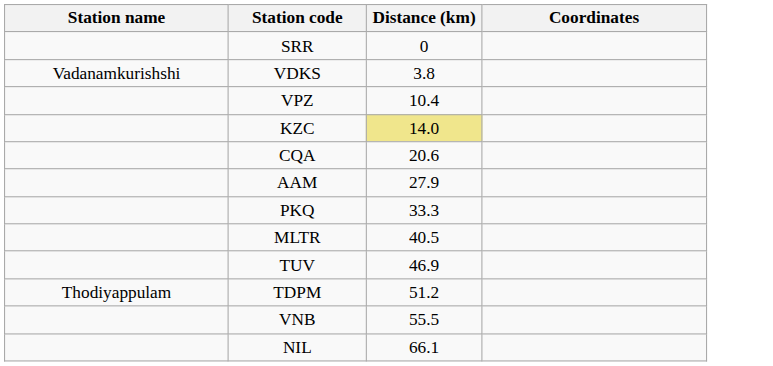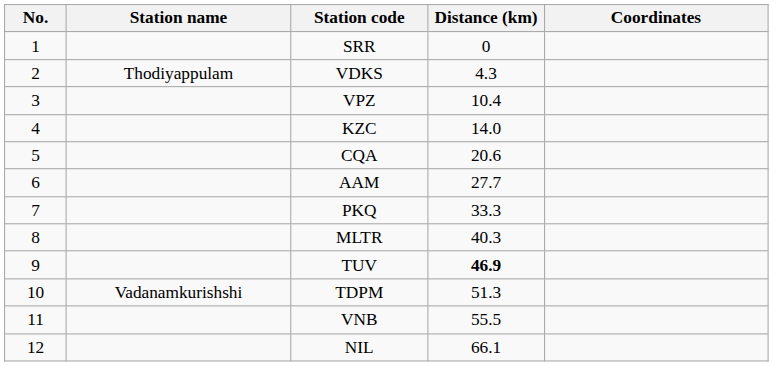+ column: (36, 18)
(117, 73) Vadanamkurishshi -> (178, 73) Thodiyappulam
(424, 73) 3.8 -> (486, 73) 4.3
(424, 127) khaki background -> (486, 127) no background
(424, 182) 27.9 -> (486, 182) 27.7
(424, 237) 40.5 -> (486, 237) 40.3
(424, 264) normal -> (486, 264) bold
(117, 292) Thodiyappulam -> (178, 292) Vadanamkurishshi
(424, 292) 51.2 -> (486, 292) 51.3
